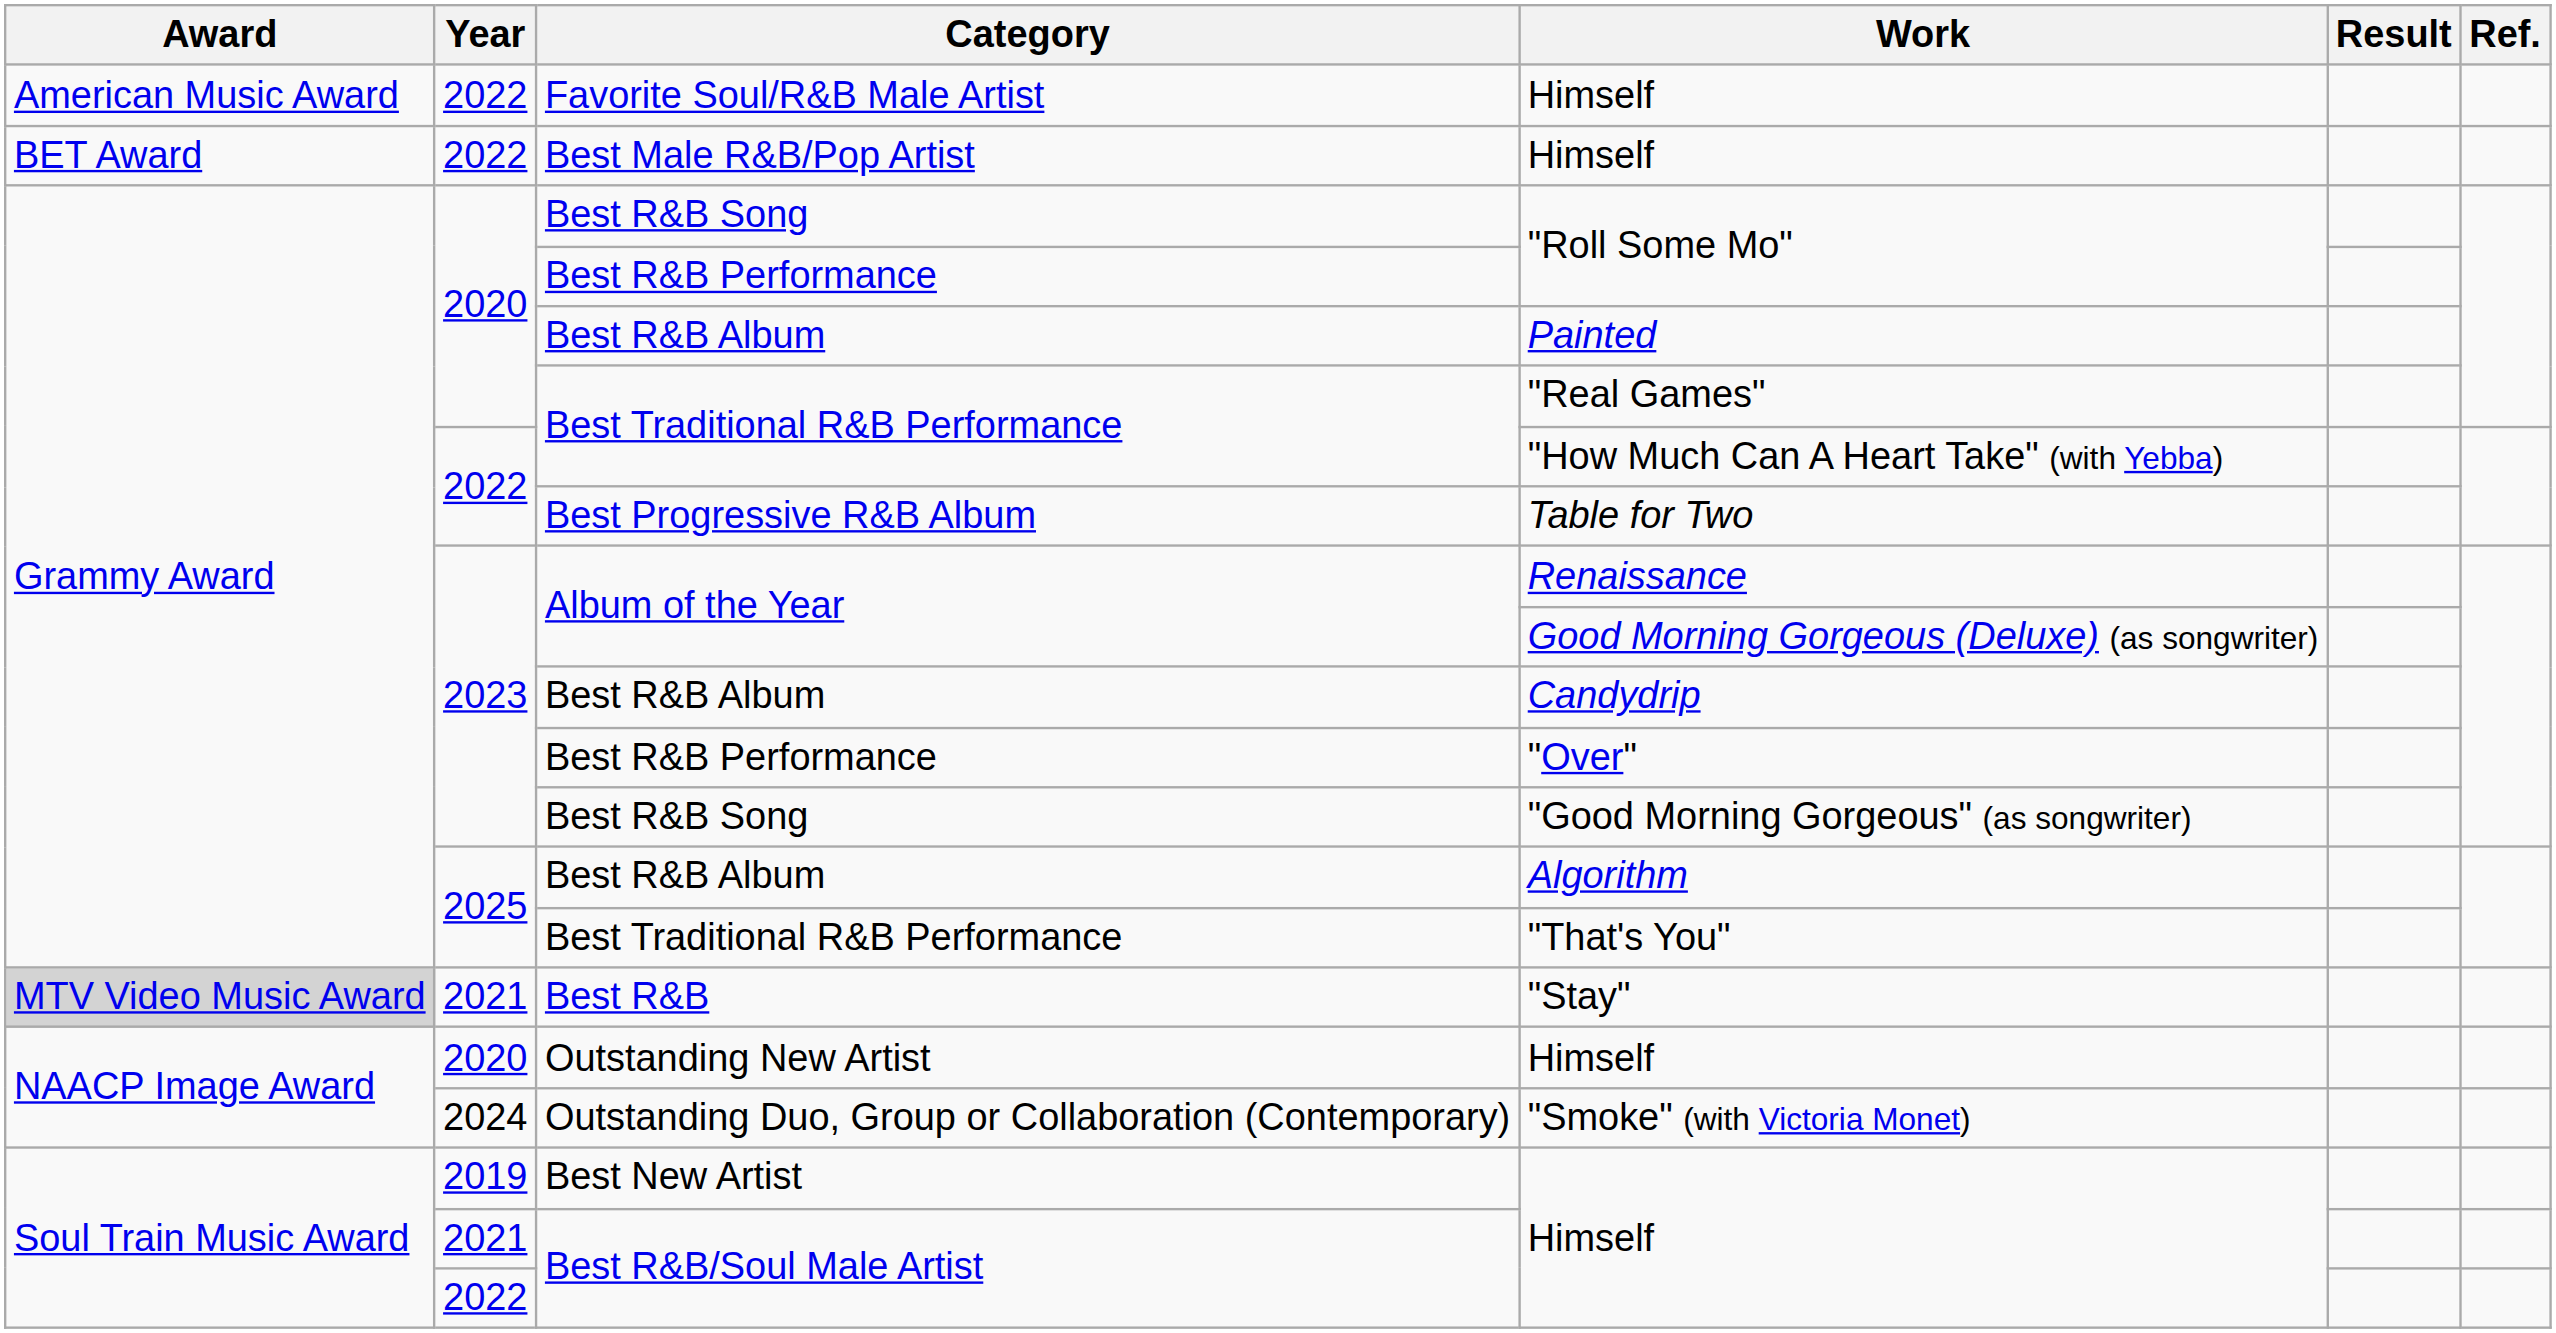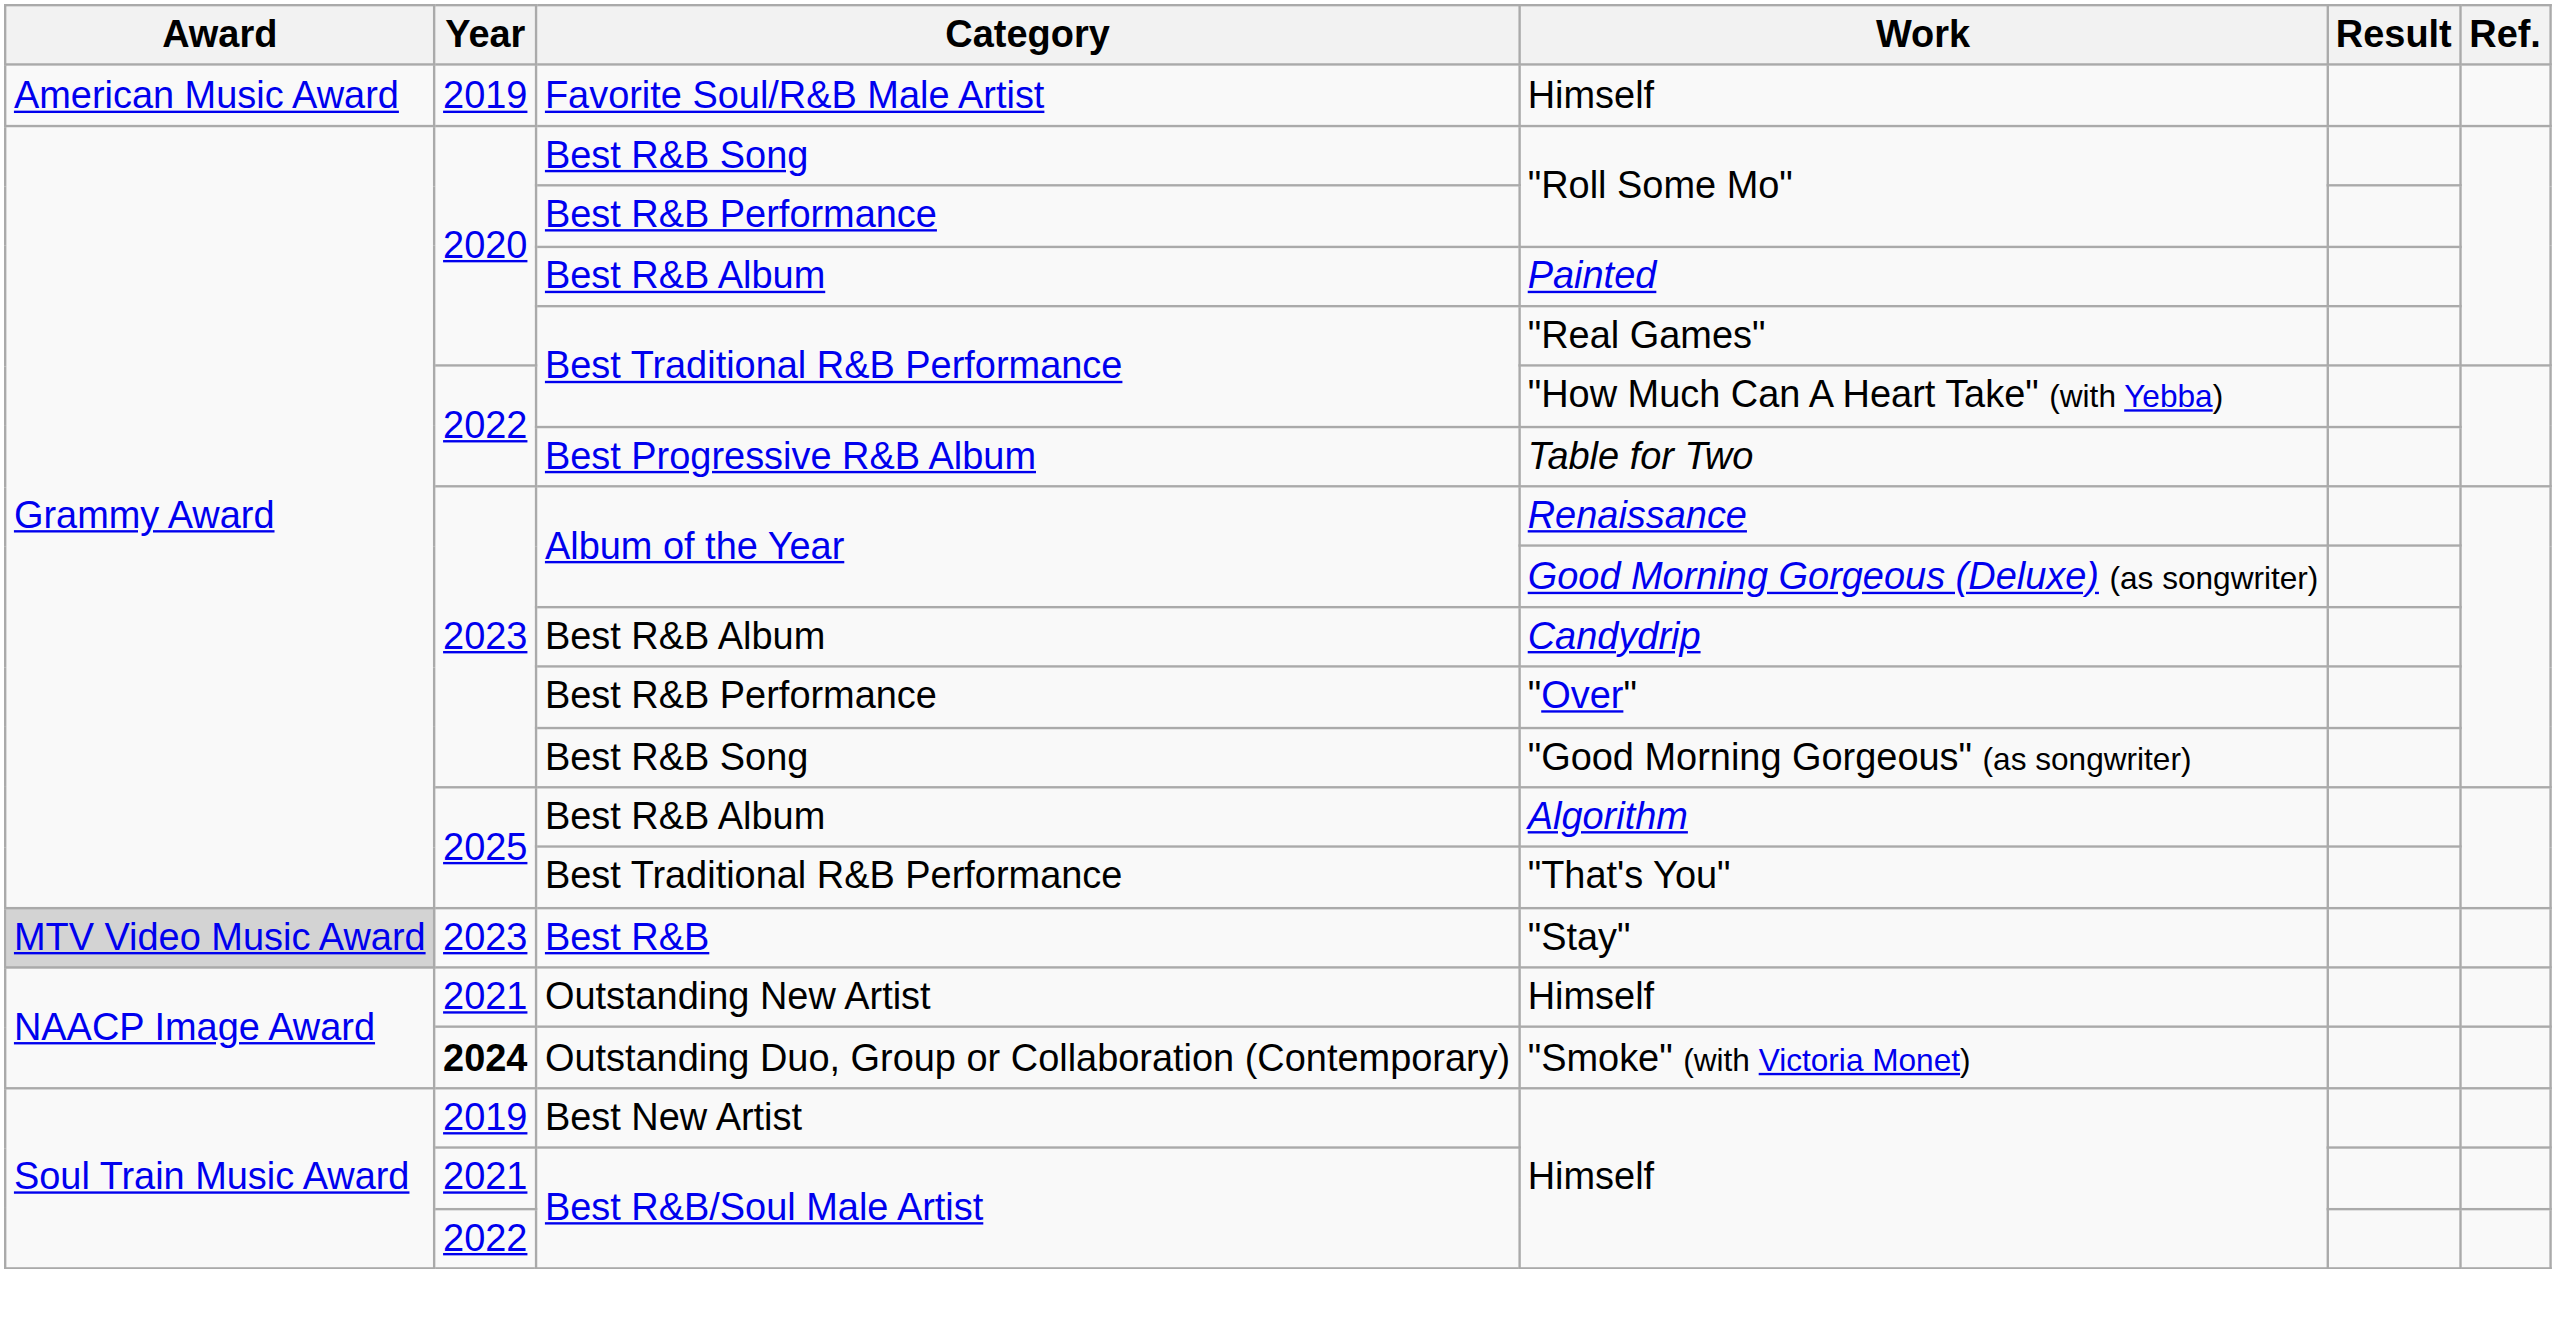(485, 94) 2022 -> (485, 94) 2019
- row: (760, 154)
(485, 996) 2021 -> (485, 936) 2023
(485, 1056) 2020 -> (485, 996) 2021
(485, 1117) normal -> (485, 1056) bold
